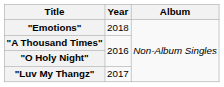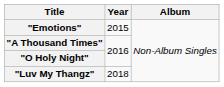(118, 27) 2018 -> (118, 27) 2015
(118, 74) 2017 -> (118, 74) 2018
